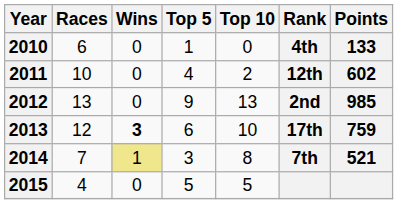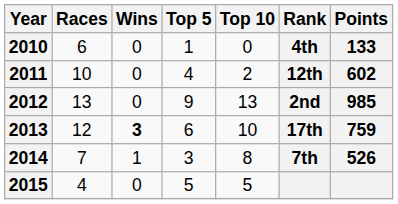(137, 158) khaki background -> (137, 158) no background
(361, 158) 521 -> (361, 158) 526
